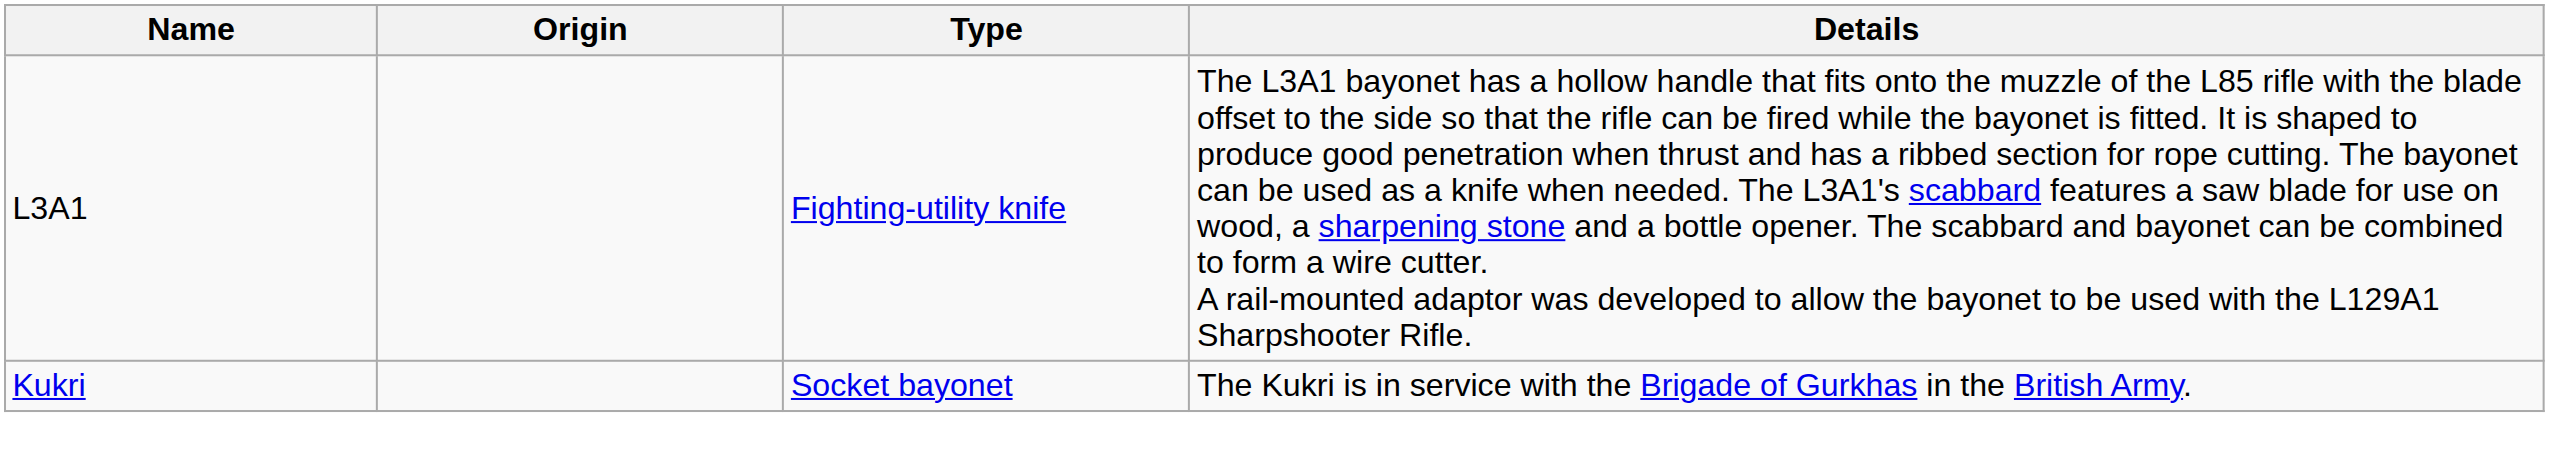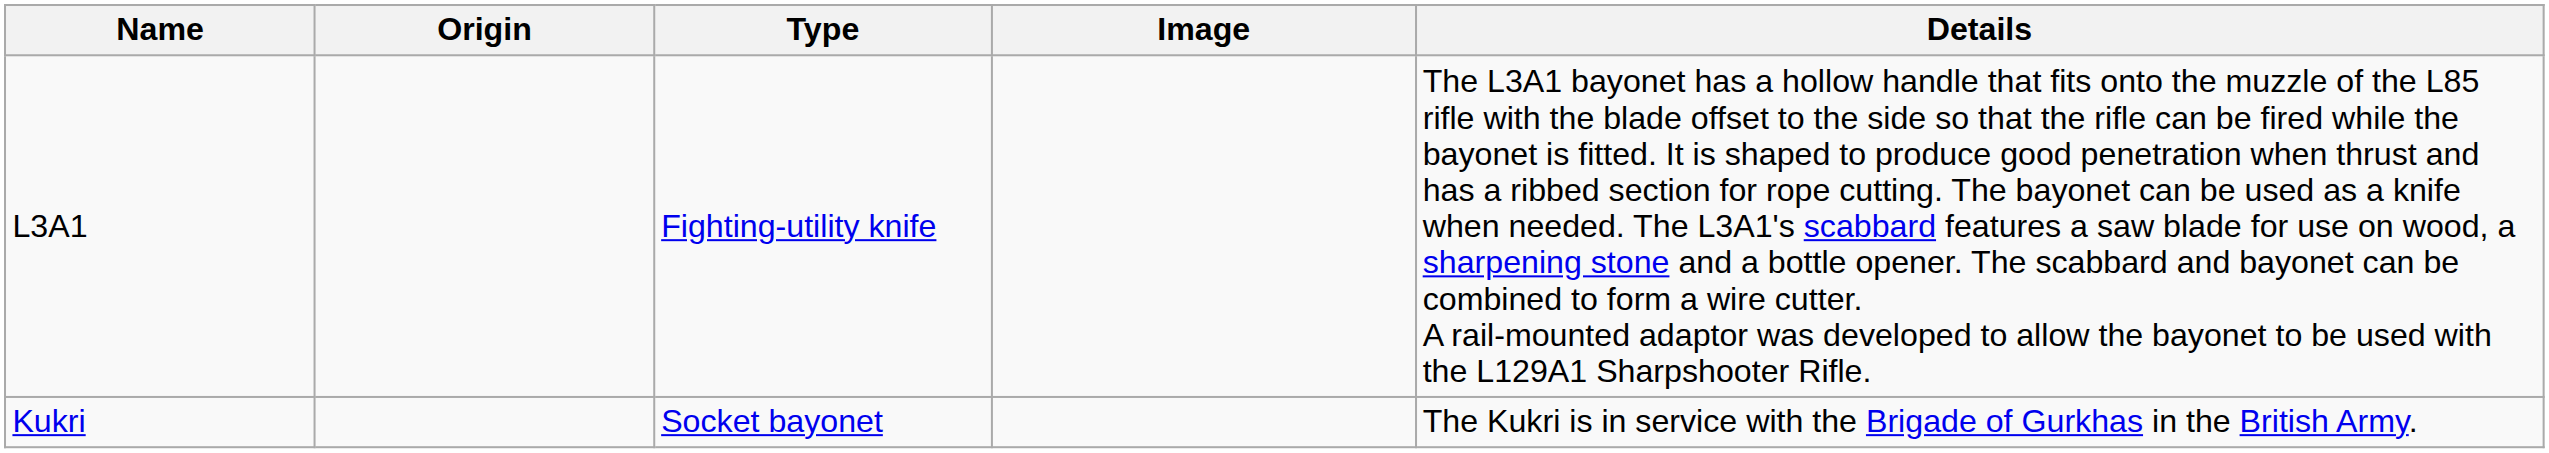+ column: (1204, 30)
